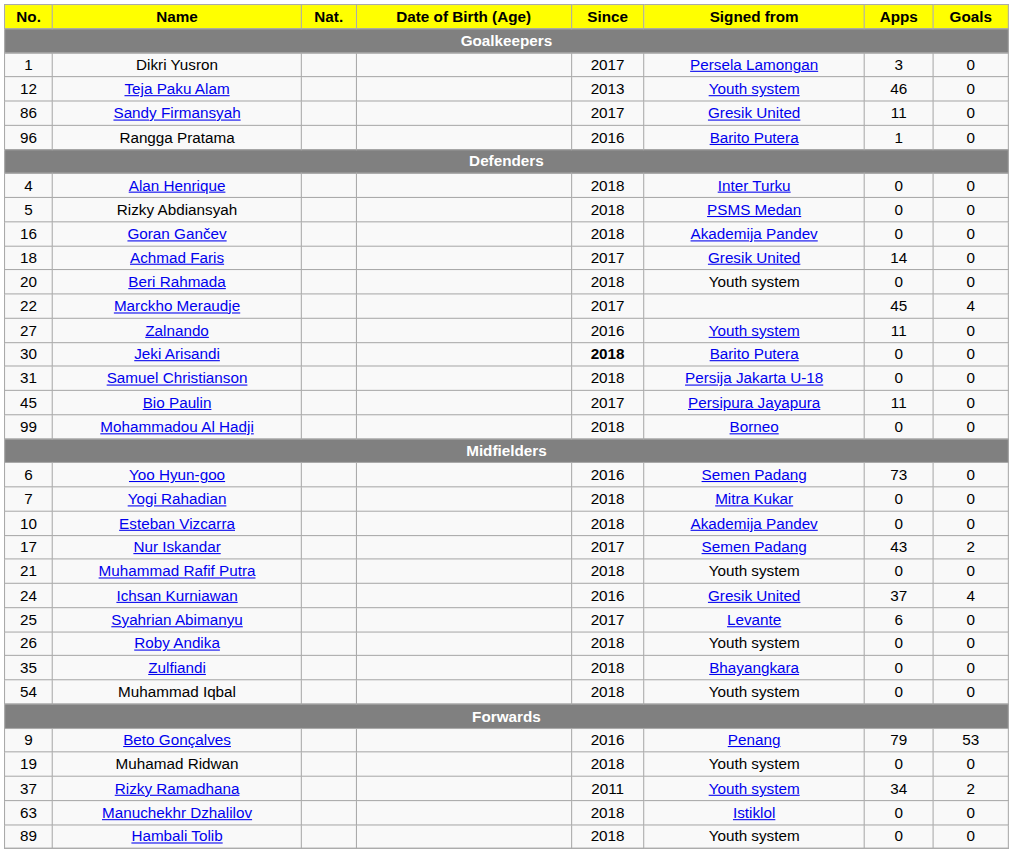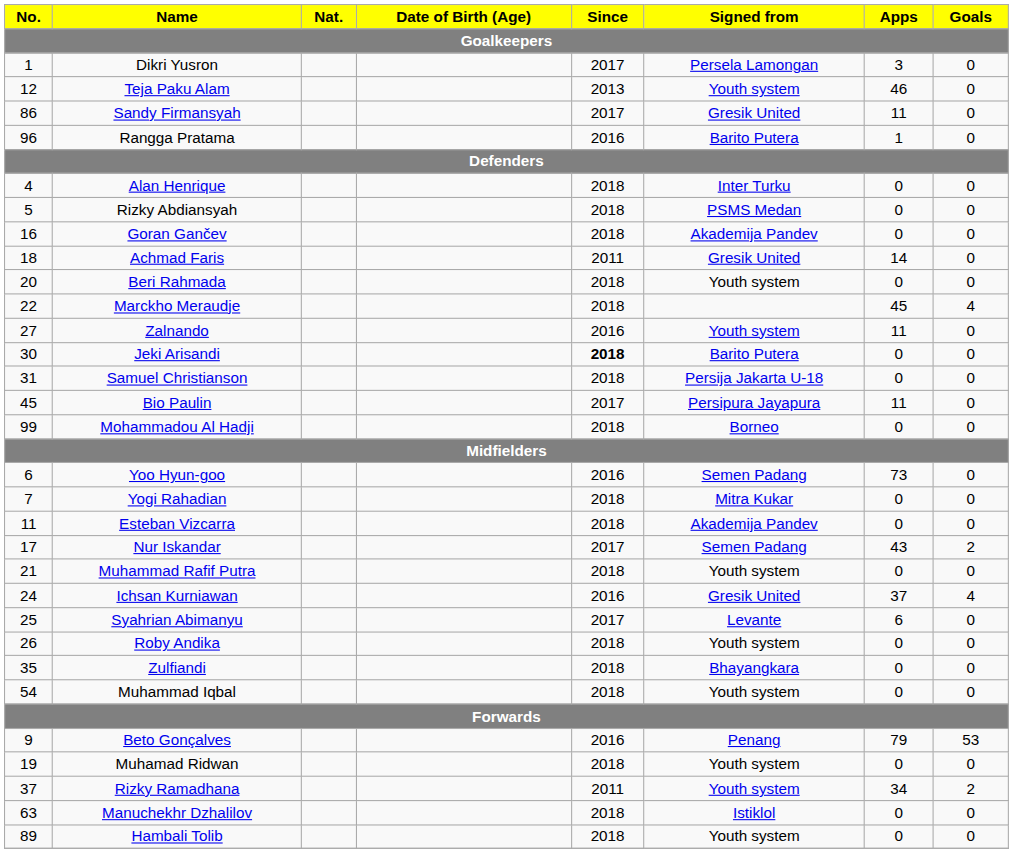(608, 258) 2017 -> (608, 258) 2011
(608, 306) 2017 -> (608, 306) 2018
(29, 523) 10 -> (29, 523) 11
